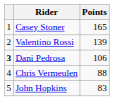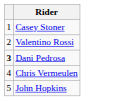- column: (94, 12)
